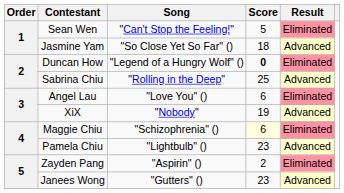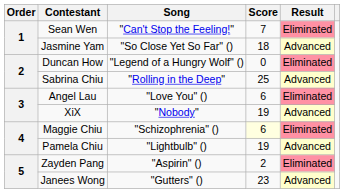(263, 29) 5 -> (263, 29) 7
(263, 63) bold -> (263, 63) normal
(263, 146) 23 -> (263, 146) 19
